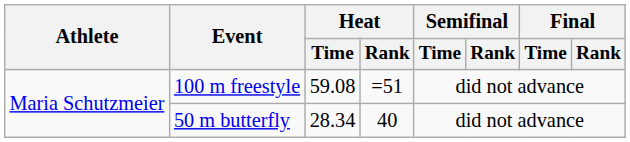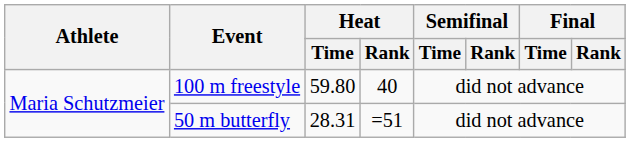(332, 86) 59.08 -> (332, 86) 59.80
(387, 86) =51 -> (387, 86) 40
(332, 120) 28.34 -> (332, 120) 28.31
(387, 120) 40 -> (387, 120) =51
